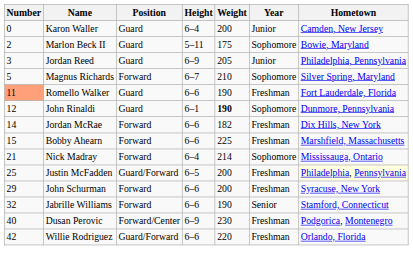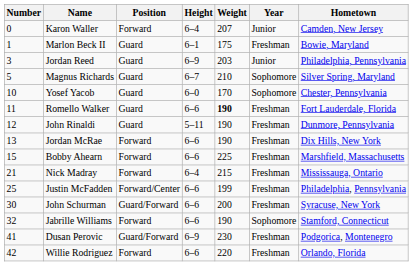(131, 28) Guard -> (135, 28) Forward
(224, 28) 200 -> (224, 28) 207
(9, 44) 2 -> (9, 44) 1
(194, 44) 5–11 -> (192, 44) 6–1
(274, 44) Sophomore -> (271, 44) Freshman
(224, 60) 205 -> (224, 60) 203
(135, 76) Forward -> (131, 76) Guard
+ row: (70, 92)
(11, 92) lightsalmon background -> (11, 108) no background
(224, 92) normal -> (224, 108) bold
(192, 108) 6–1 -> (194, 124) 5–11
(224, 108) bold -> (224, 124) normal
(274, 108) Sophomore -> (271, 124) Freshman
(11, 124) 14 -> (11, 141) 13
(224, 124) 182 -> (224, 141) 190
(224, 157) 214 -> (224, 173) 215
(274, 157) Sophomore -> (271, 173) Freshman
(148, 173) Guard/Forward -> (149, 189) Forward/Center
(192, 173) 6–5 -> (192, 189) 6–6
(224, 173) 200 -> (224, 189) 199
(353, 173) lightyellow background -> (353, 189) no background
(11, 189) 29 -> (11, 205) 30
(135, 189) Forward -> (148, 205) Guard/Forward
(264, 205) Senior -> (274, 221) Sophomore
(11, 221) 40 -> (11, 237) 41
(149, 221) Forward/Center -> (148, 237) Guard/Forward
(148, 237) Guard/Forward -> (135, 253) Forward
